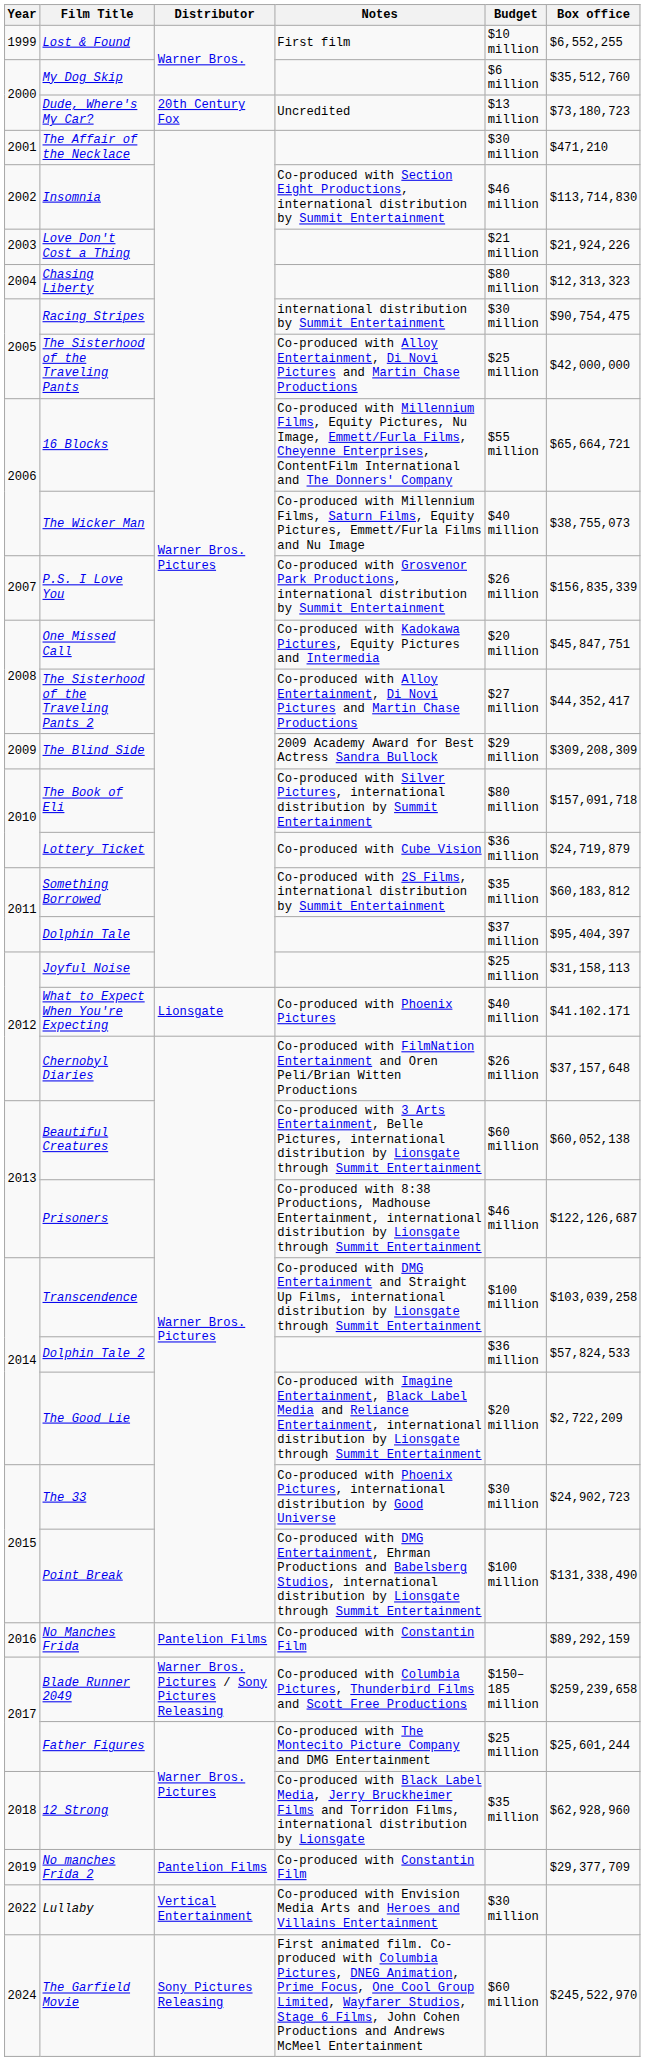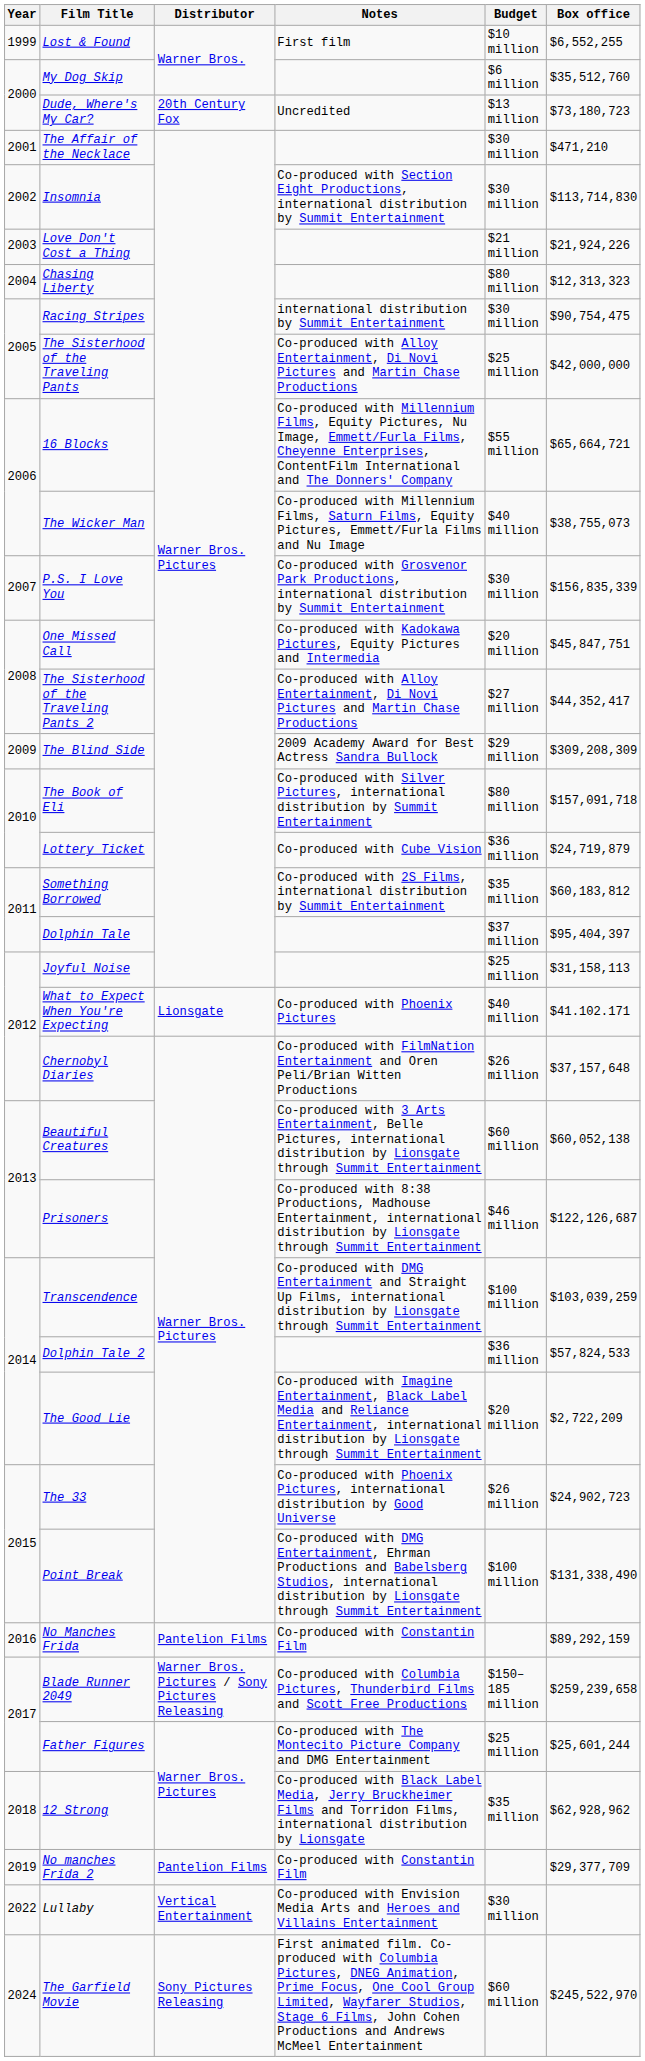(513, 197) $46 million -> (513, 197) $30 million
(513, 587) $26 million -> (513, 587) $30 million
(594, 1297) $103,039,258 -> (594, 1297) $103,039,259
(513, 1497) $30 million -> (513, 1497) $26 million
(590, 1810) $62,928,960 -> (590, 1810) $62,928,962
